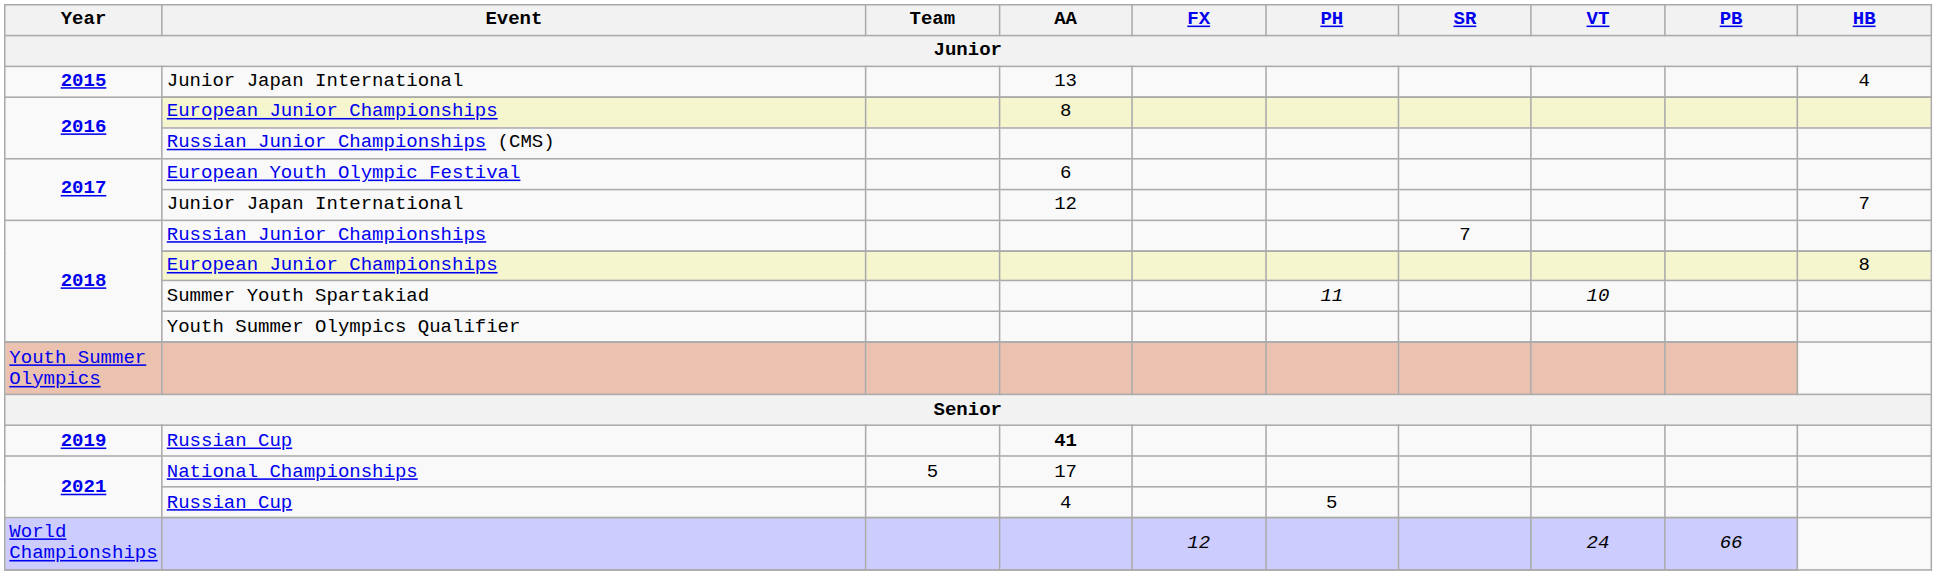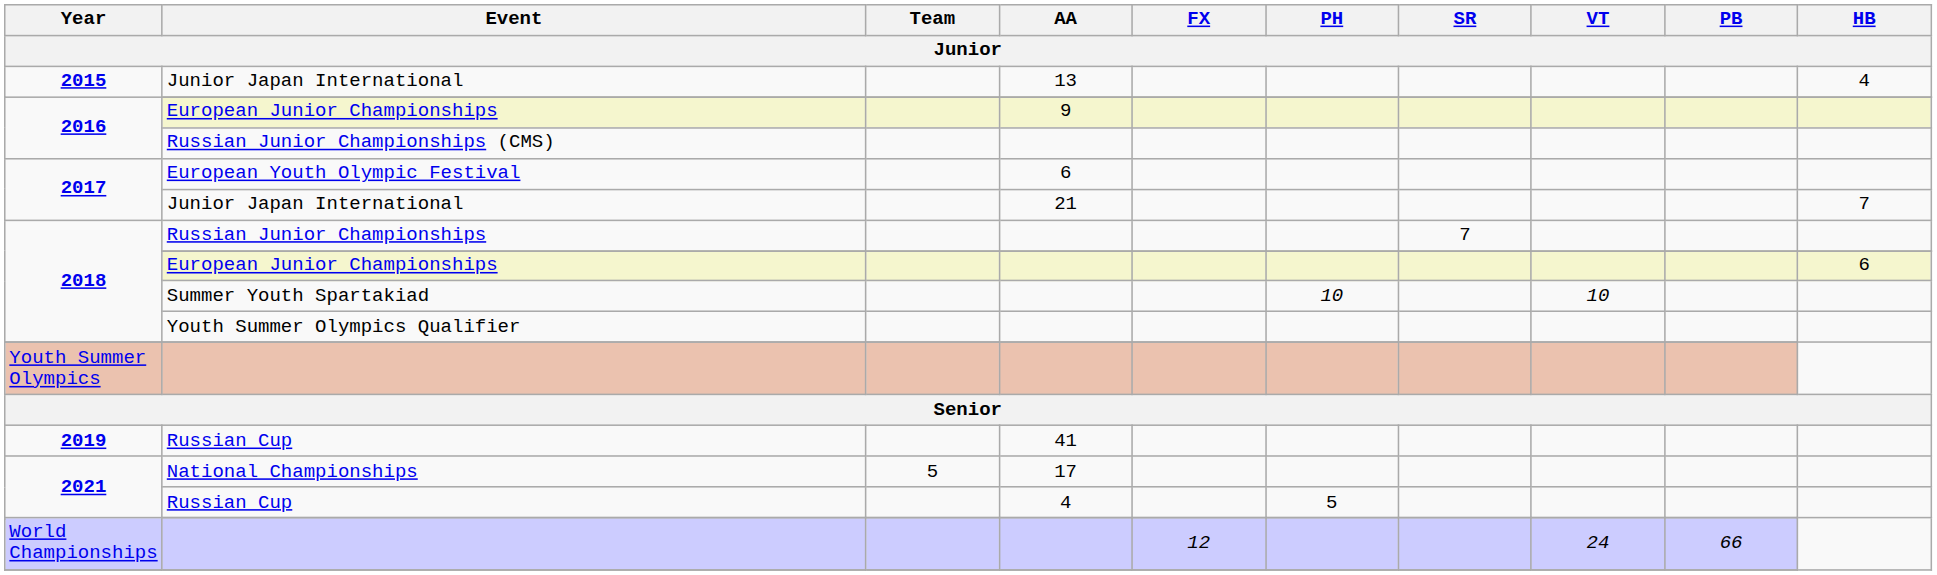(1066, 113) 8 -> (1066, 113) 9
(1066, 205) 12 -> (1066, 205) 21
(1864, 266) 8 -> (1864, 266) 6
(1332, 297) 11 -> (1332, 297) 10
(1066, 441) bold -> (1066, 441) normal
